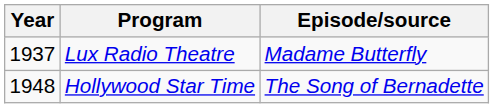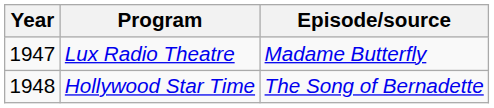(32, 53) 1937 -> (32, 53) 1947
